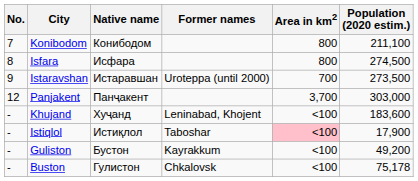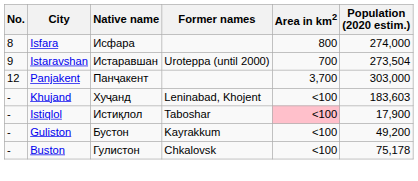- row: (58, 43)
(390, 61) 274,500 -> (390, 43) 274,000
(390, 79) 273,500 -> (390, 61) 273,504
(390, 114) 183,600 -> (390, 97) 183,603
